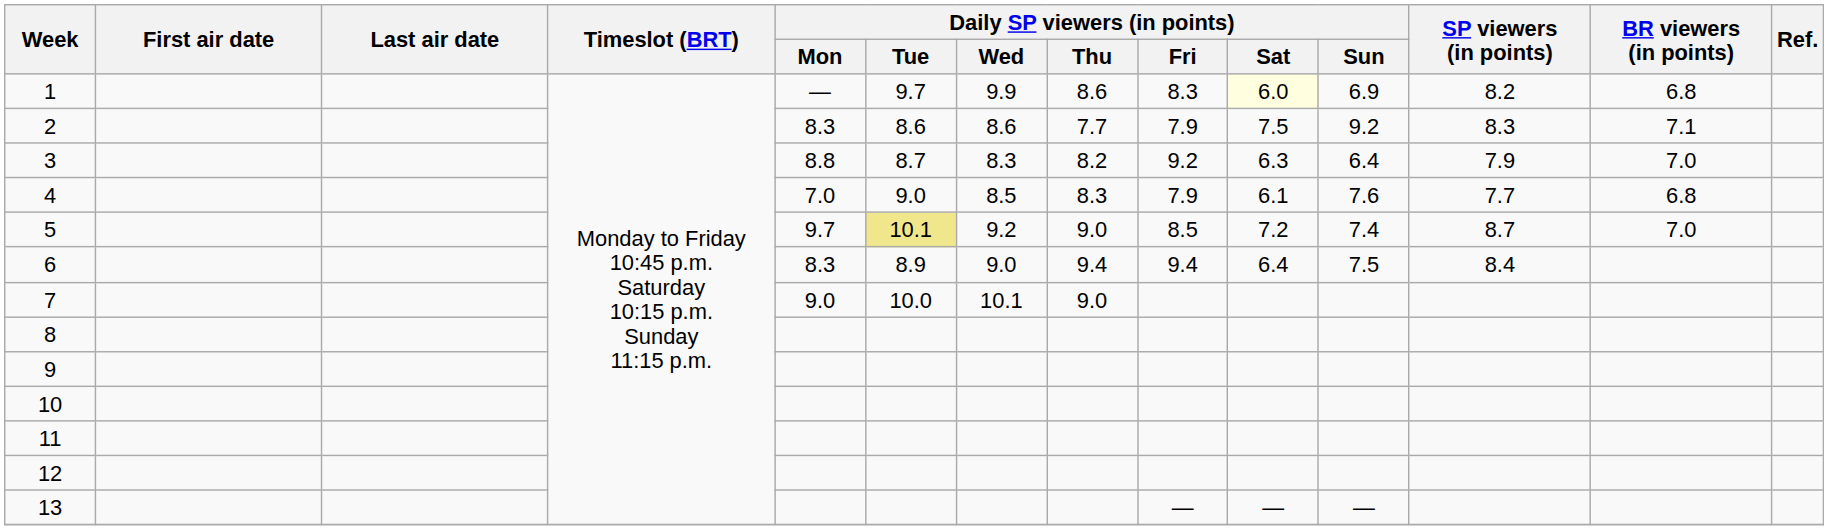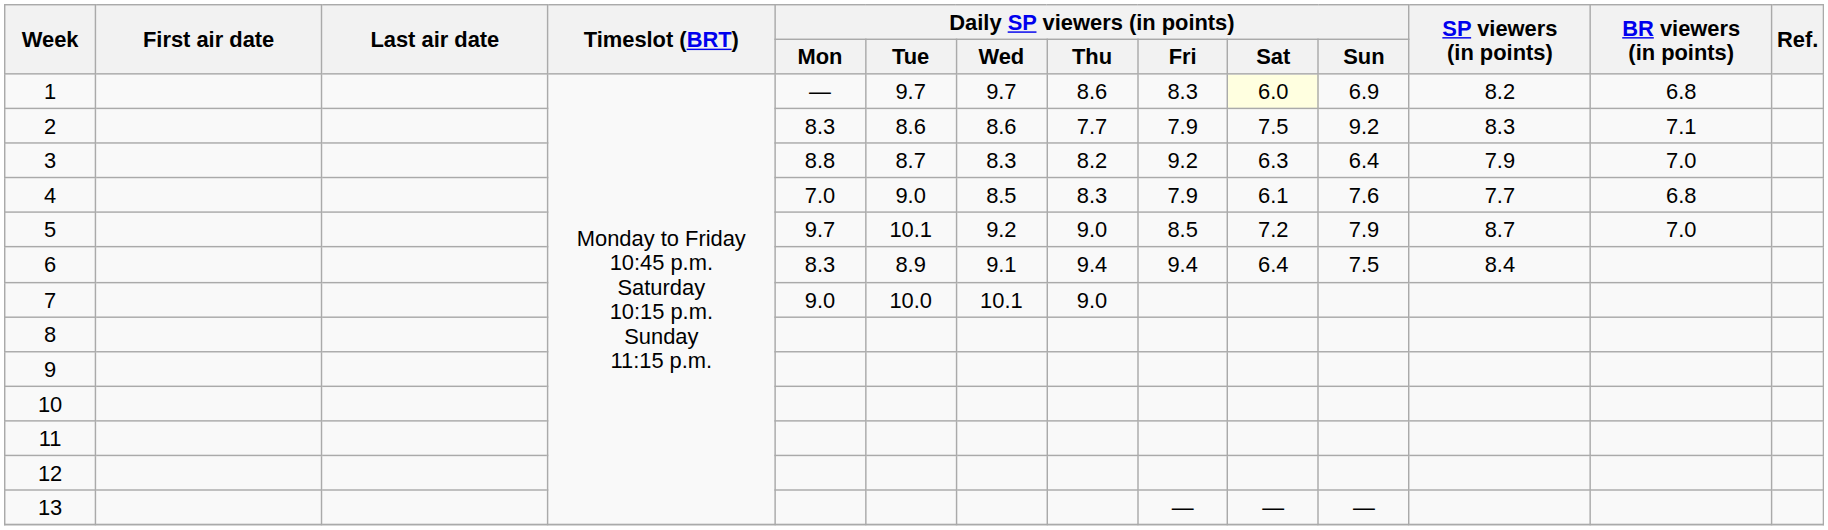(1001, 92) 9.9 -> (1001, 92) 9.7
(911, 230) khaki background -> (911, 230) no background
(1364, 230) 7.4 -> (1364, 230) 7.9
(1001, 265) 9.0 -> (1001, 265) 9.1
